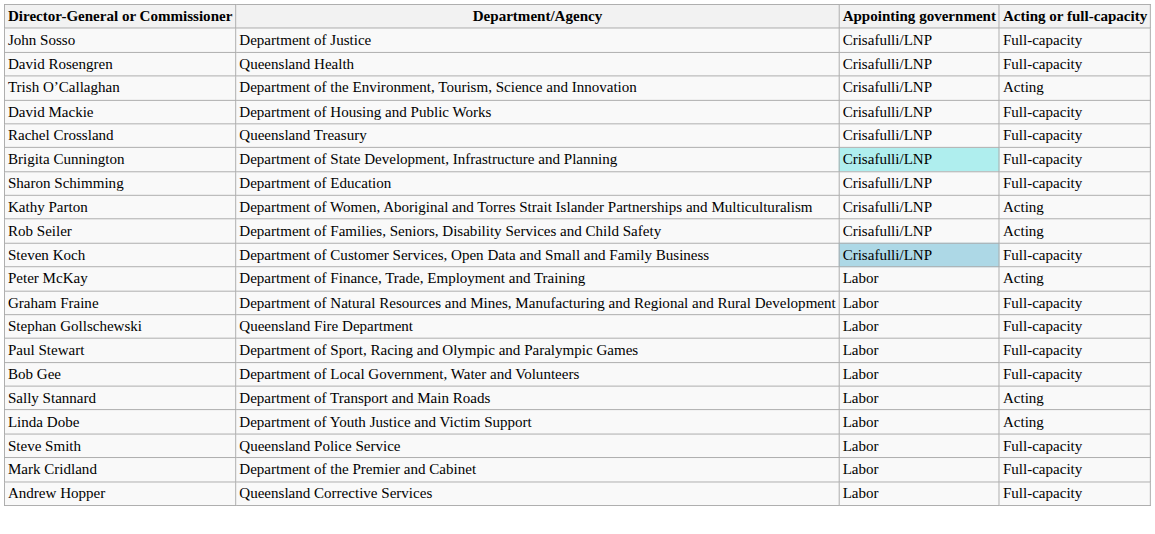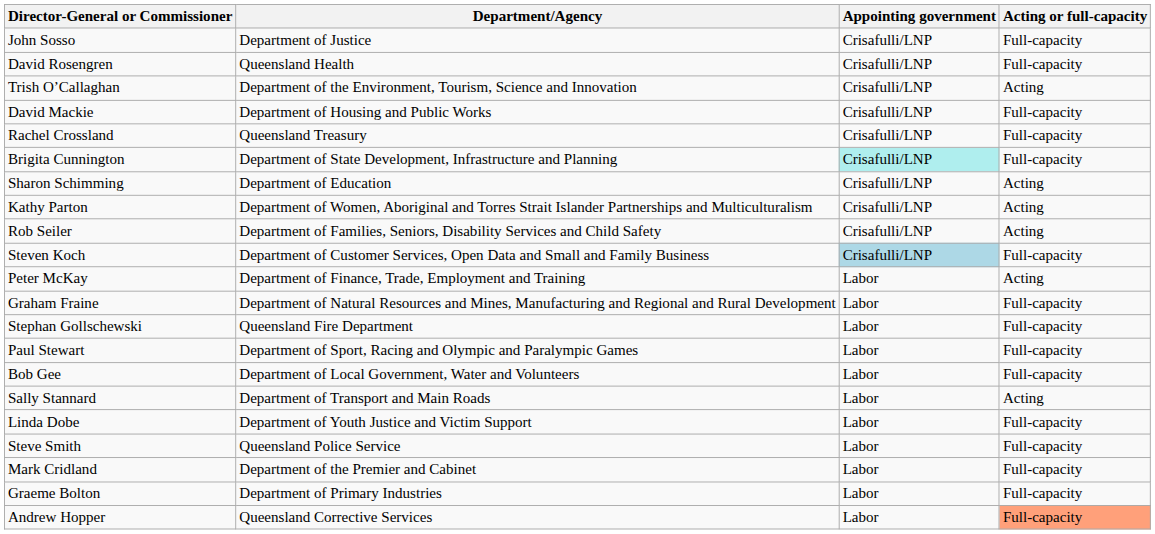(1043, 183) Full-capacity -> (1023, 183) Acting
(1023, 421) Acting -> (1043, 421) Full-capacity
+ row: (54, 493)
(1043, 493) no background -> (1043, 517) lightsalmon background
